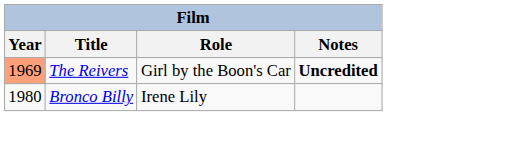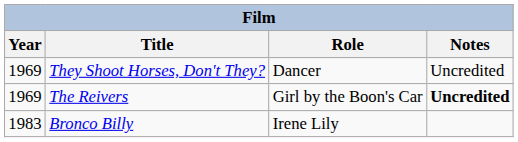+ row: (157, 70)
(25, 70) lightsalmon background -> (25, 96) no background
(25, 96) 1980 -> (25, 123) 1983
